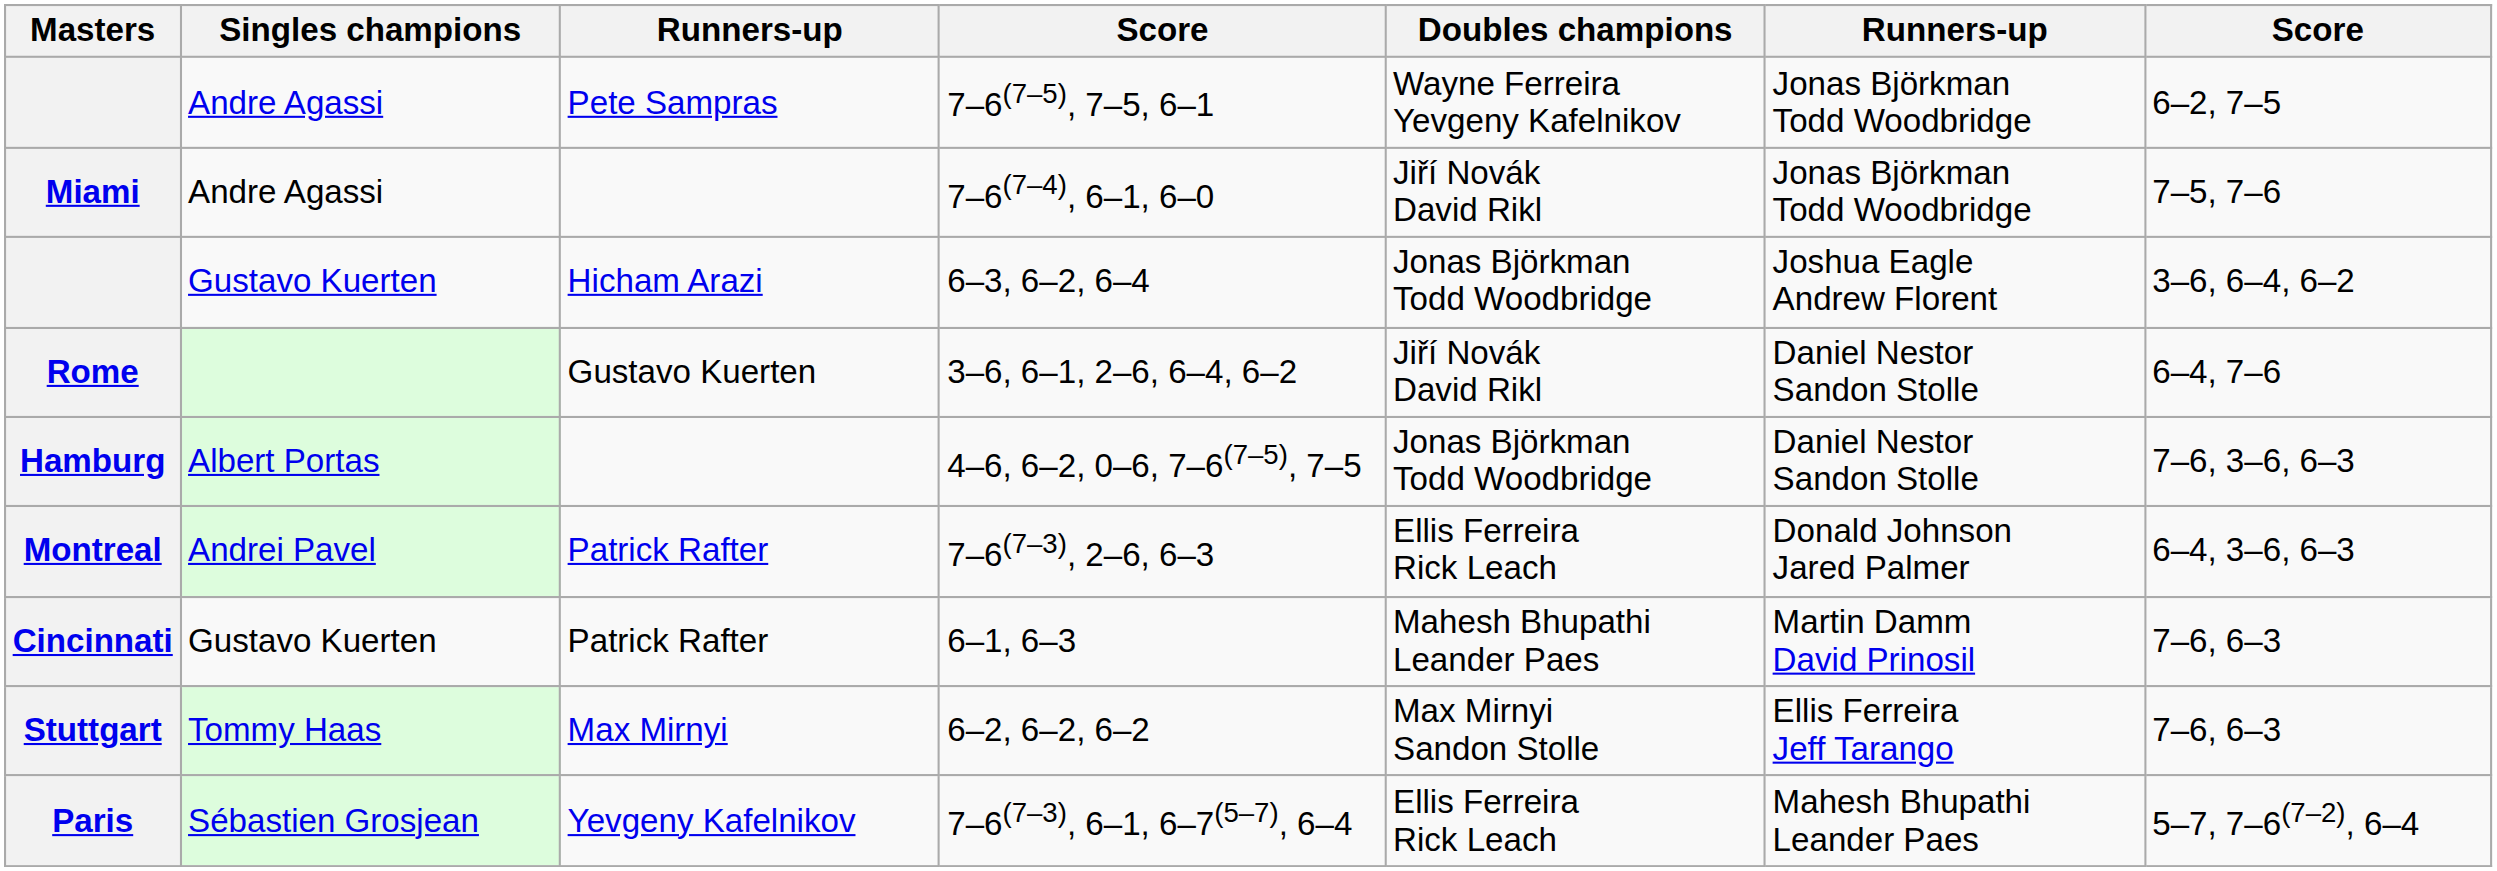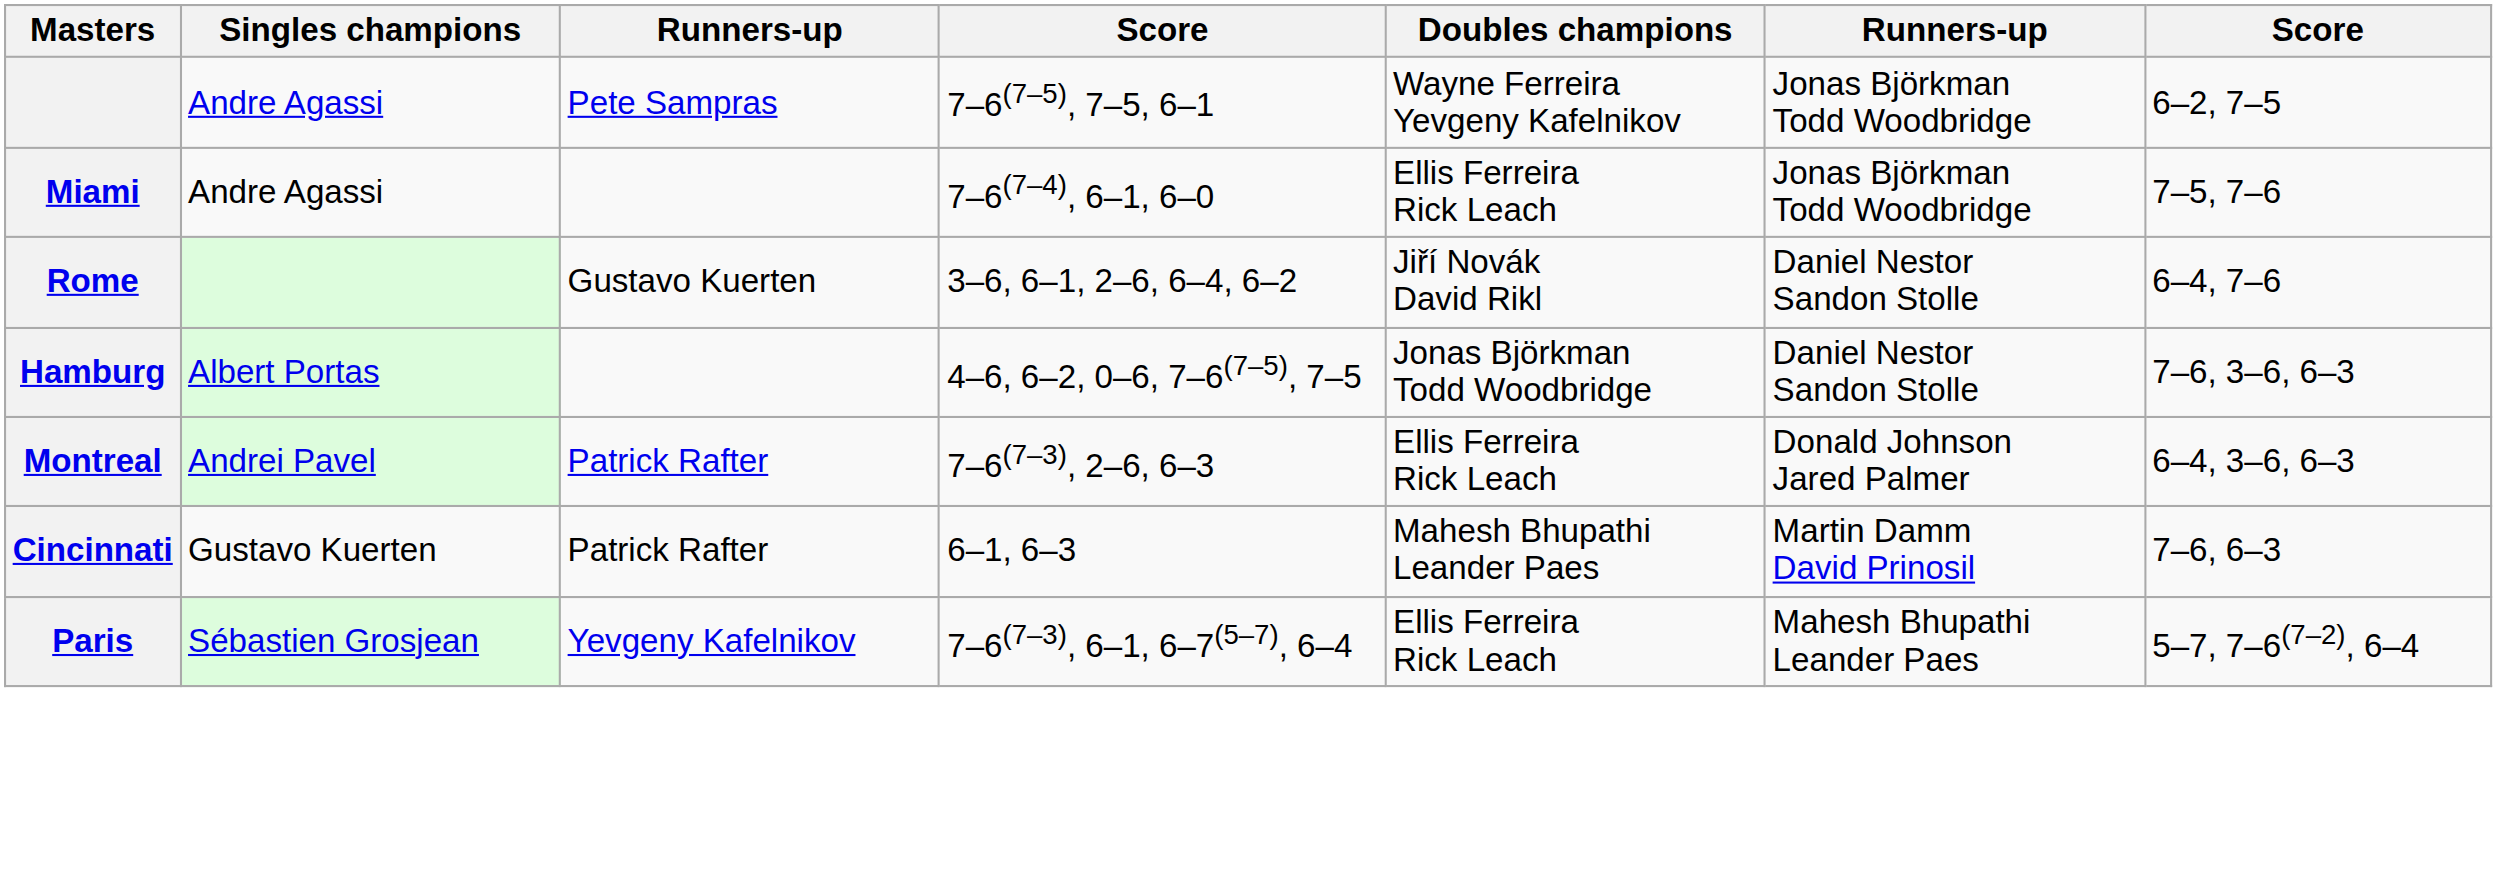(1468, 191) Jiří Novák David Rikl -> (1486, 191) Ellis Ferreira Rick Leach
- row: (1049, 281)
- row: (1049, 730)
